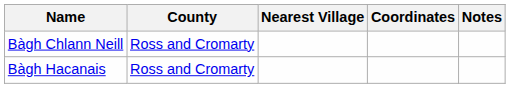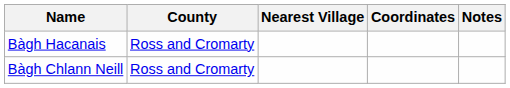rows swapped: (66, 43) <-> (57, 69)
